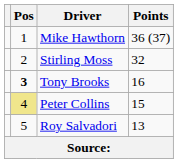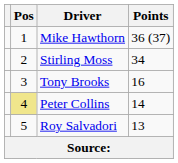(138, 59) 32 -> (138, 59) 34
(24, 81) bold -> (24, 81) normal
(138, 103) 15 -> (138, 103) 14
